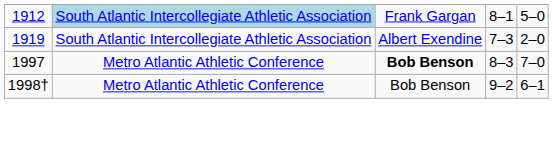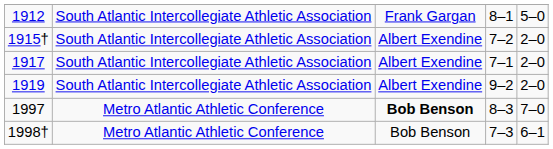(214, 16) lightblue background -> (214, 16) no background
+ row: (28, 39)
+ row: (28, 62)
(501, 39) 7–3 -> (501, 86) 9–2
(501, 86) 9–2 -> (501, 132) 7–3
